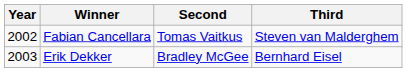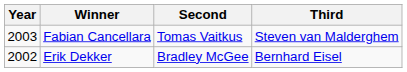(22, 36) 2002 -> (22, 36) 2003
(22, 57) 2003 -> (22, 57) 2002
